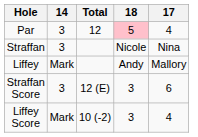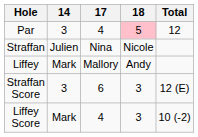columns swapped: (169, 13) <-> (95, 13)
(62, 47) 3 -> (64, 47) Julien
